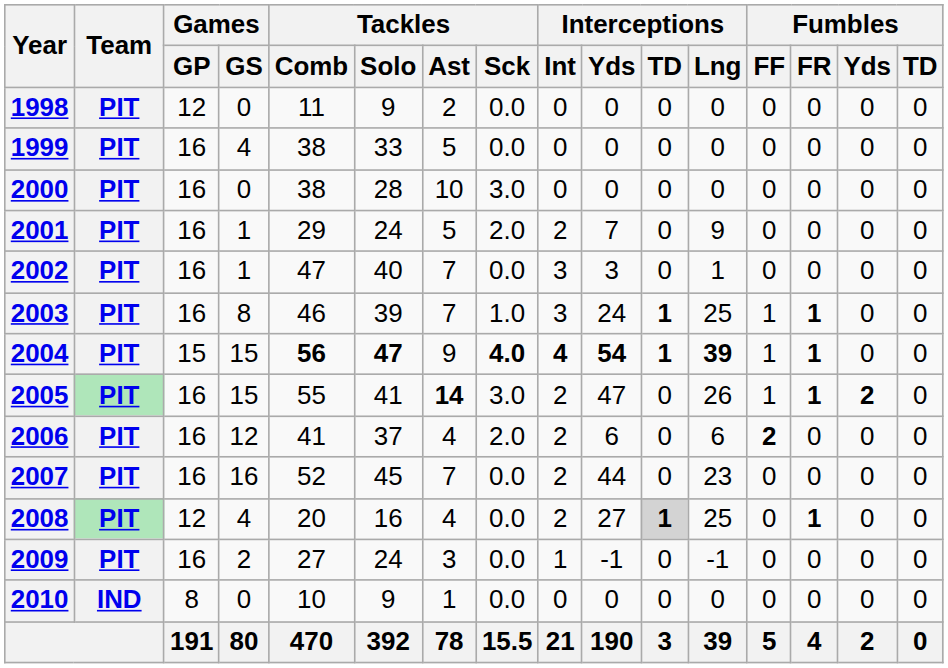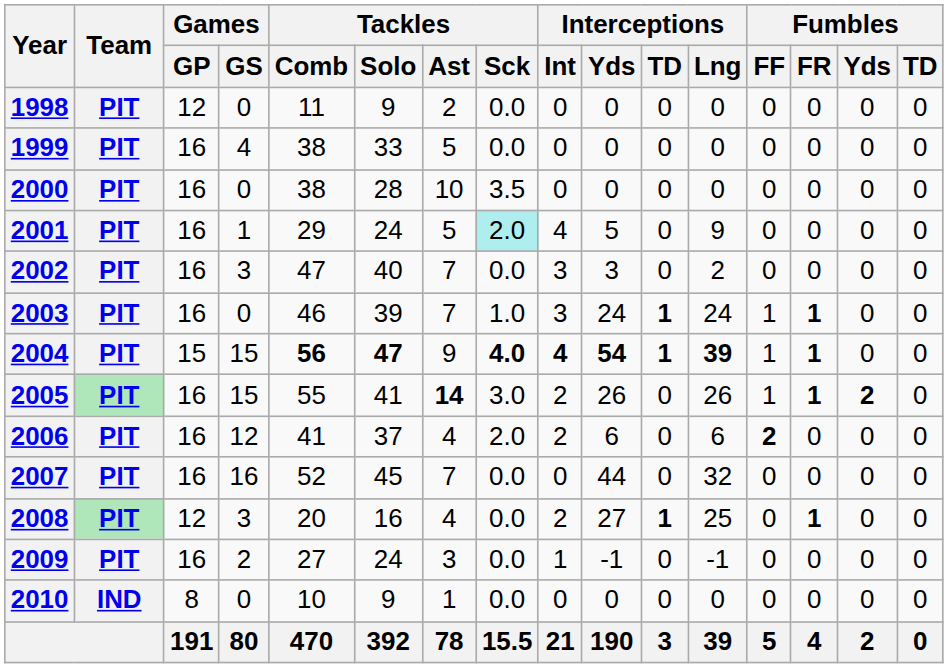(507, 189) 3.0 -> (507, 189) 3.5
(507, 230) no background -> (507, 230) paleturquoise background
(560, 230) 2 -> (560, 230) 4
(612, 230) 7 -> (612, 230) 5
(244, 271) 1 -> (244, 271) 3
(718, 271) 1 -> (718, 271) 2
(244, 312) 8 -> (244, 312) 0
(718, 312) 25 -> (718, 312) 24
(612, 395) 47 -> (612, 395) 26
(560, 477) 2 -> (560, 477) 0
(718, 477) 23 -> (718, 477) 32
(244, 518) 4 -> (244, 518) 3
(665, 518) lightgrey background -> (665, 518) no background
